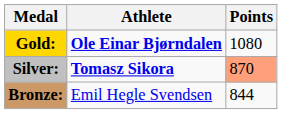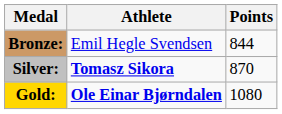rows swapped: (36, 43) <-> (36, 95)
(242, 69) lightsalmon background -> (242, 69) no background
